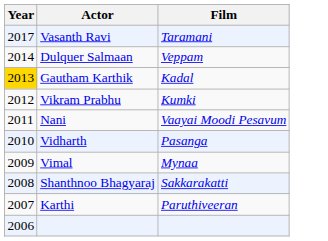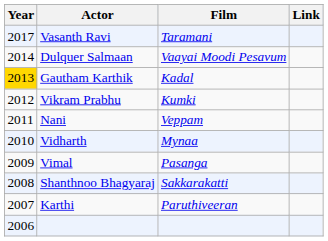+ column: (306, 15)
(182, 57) Veppam -> (224, 57) Vaayai Moodi Pesavum
(224, 120) Vaayai Moodi Pesavum -> (182, 120) Veppam
(184, 141) Pasanga -> (179, 141) Mynaa
(179, 162) Mynaa -> (184, 162) Pasanga
